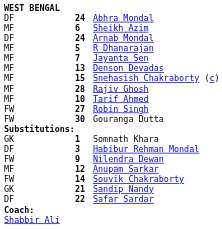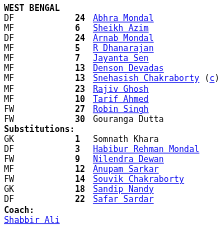(80, 79) 15 -> (80, 79) 13
(80, 89) 28 -> (80, 89) 23
(80, 189) 21 -> (80, 189) 18
